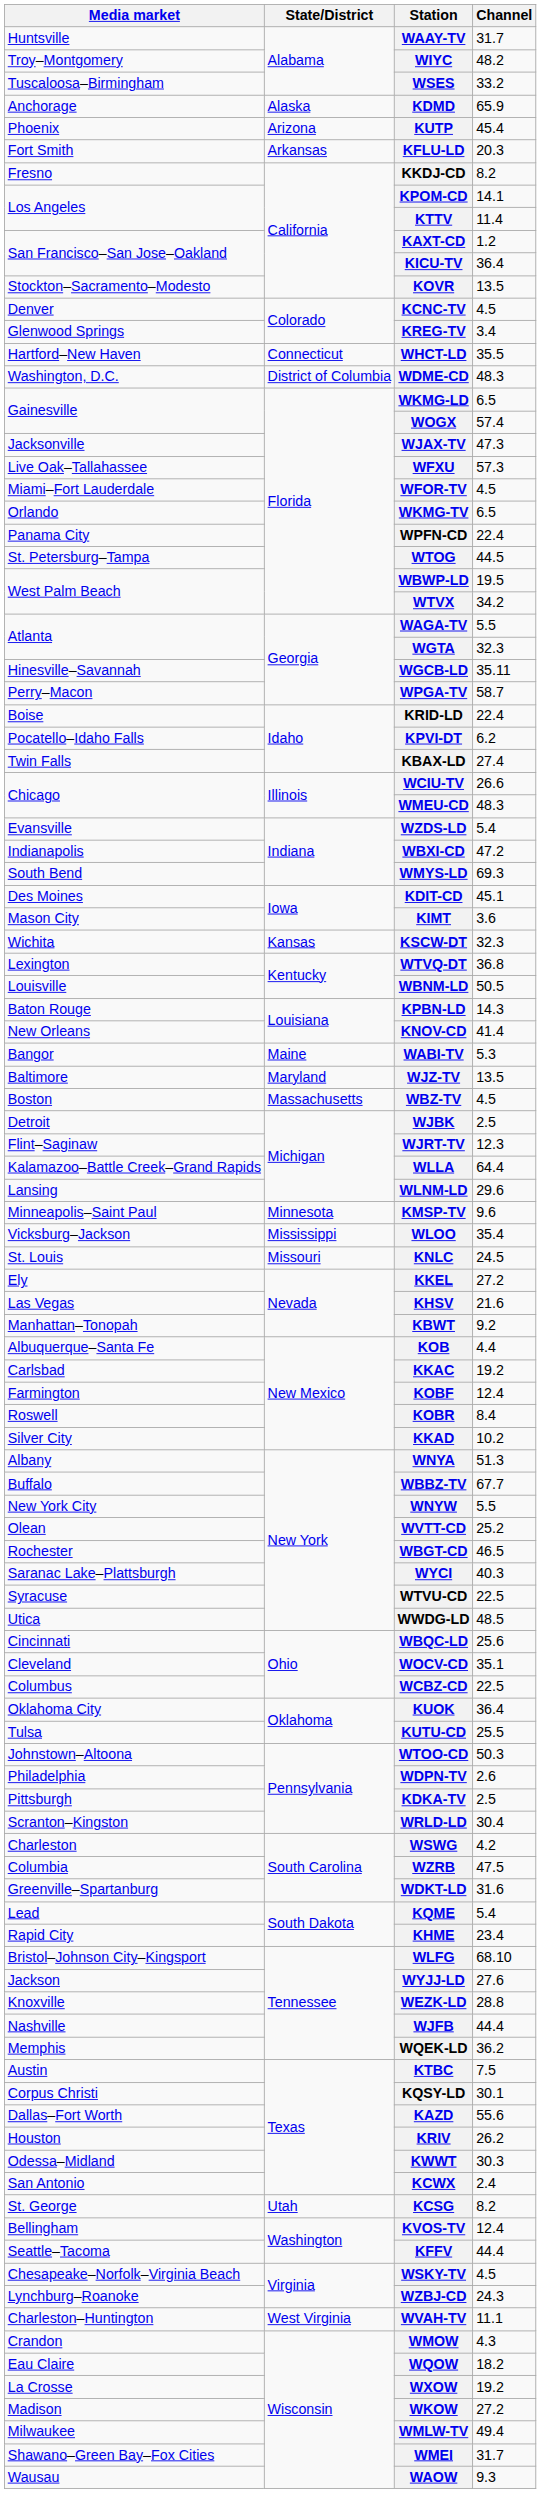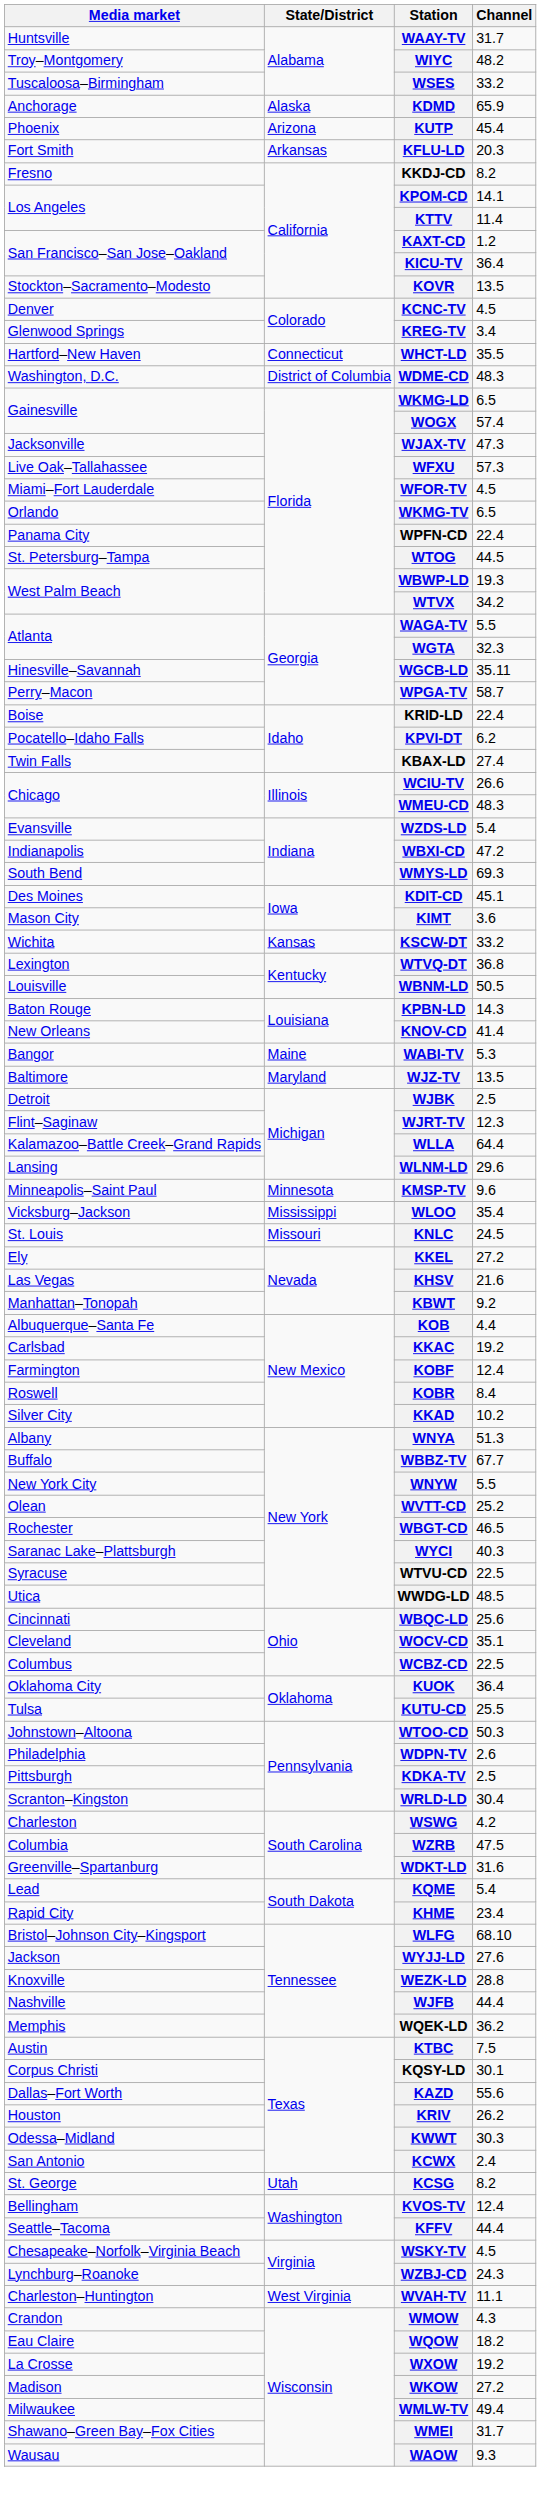(490, 580) 19.5 -> (490, 580) 19.3
(490, 941) 32.3 -> (490, 941) 33.2
- row: (434, 1099)
